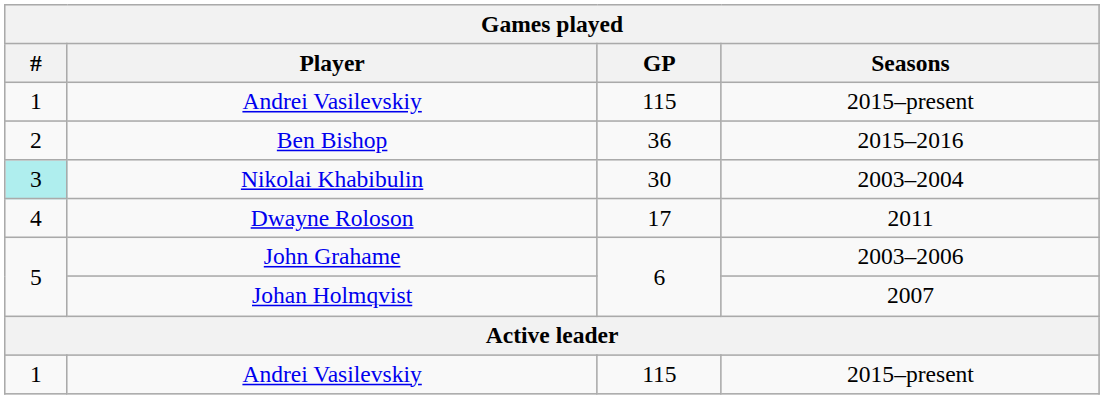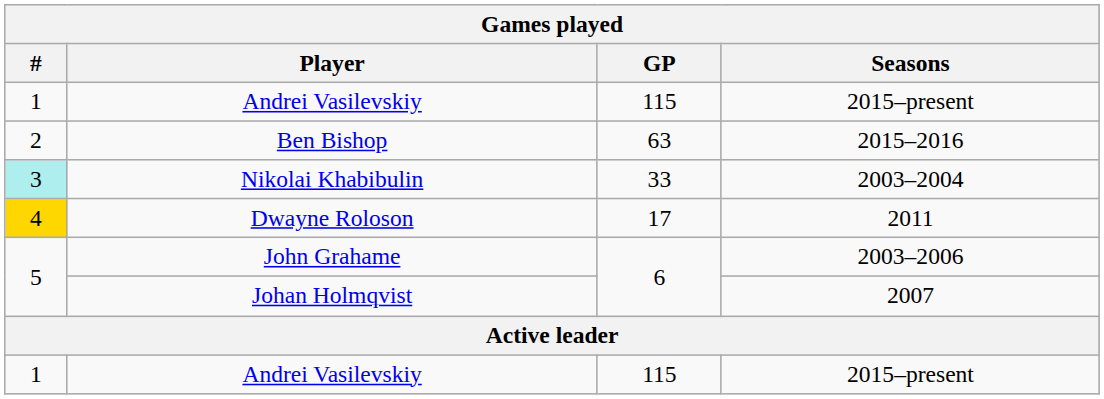(659, 140) 36 -> (659, 140) 63
(659, 179) 30 -> (659, 179) 33
(36, 218) no background -> (36, 218) gold background
